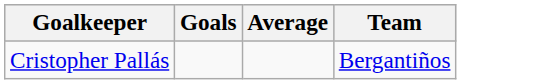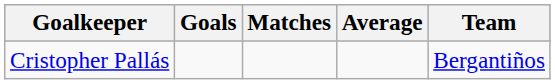+ column: (289, 22)
